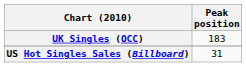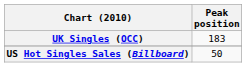(217, 54) 31 -> (217, 54) 50
